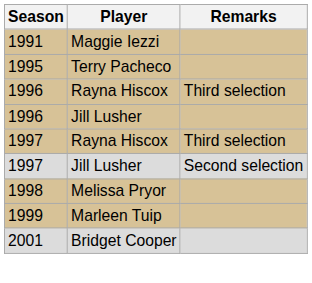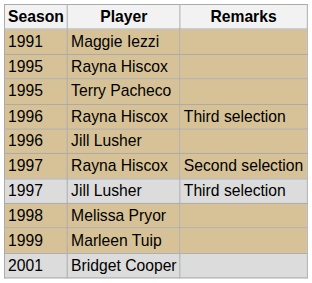+ row: (26, 66)
(235, 141) Third selection -> (244, 166) Second selection
(244, 166) Second selection -> (235, 191) Third selection
